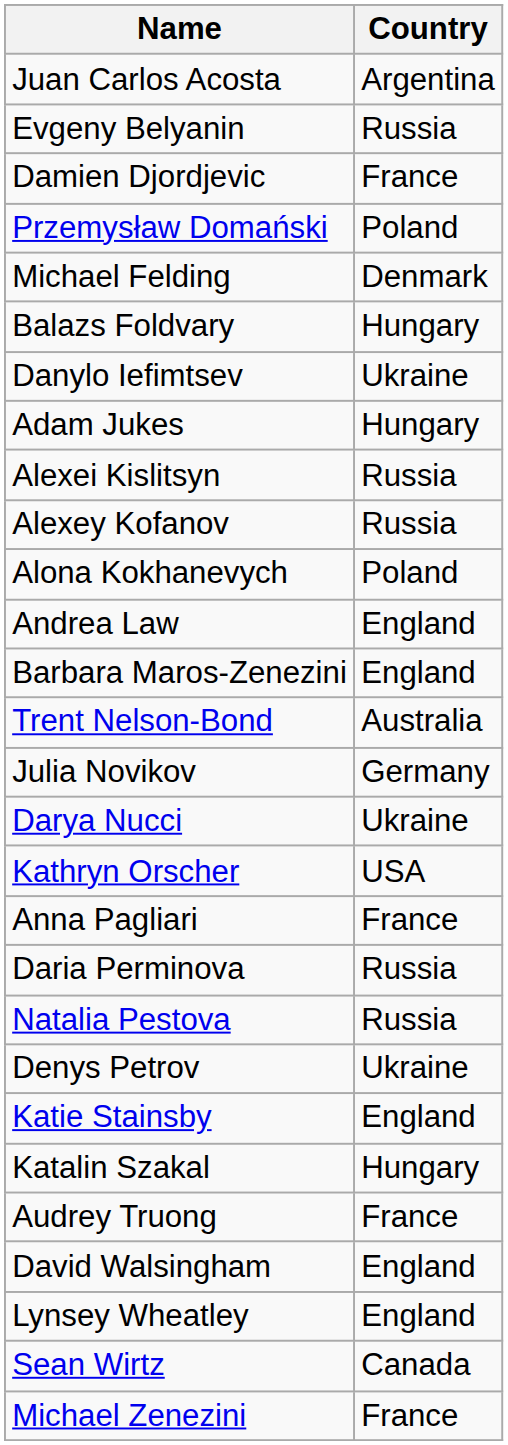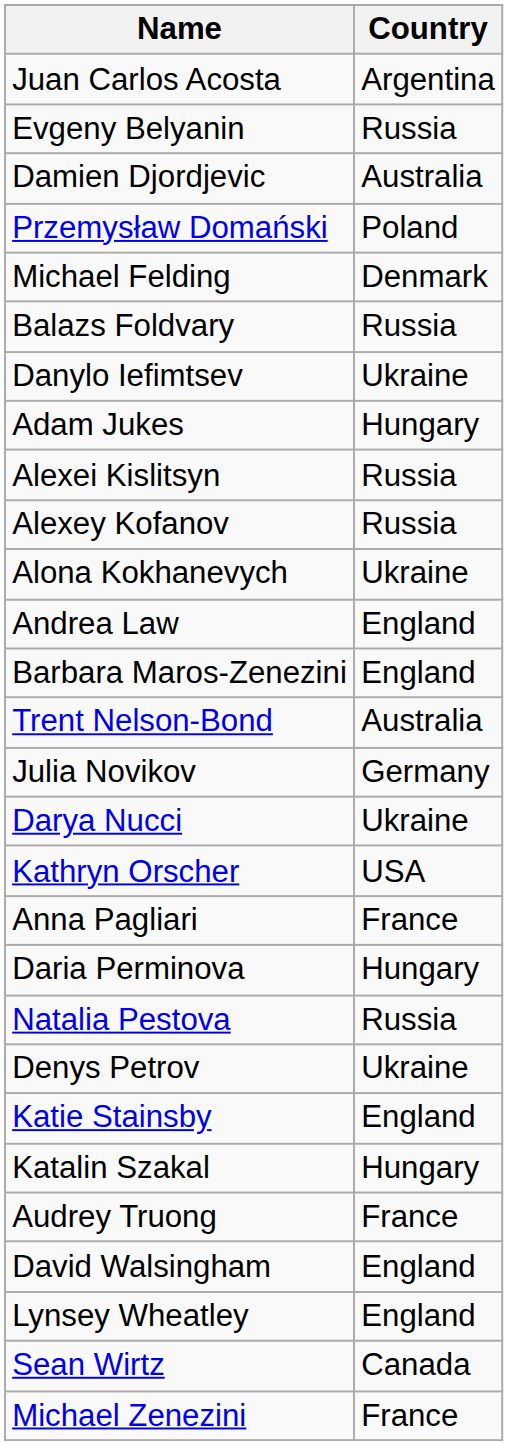(410, 177) France -> (422, 177) Australia
(420, 326) Hungary -> (409, 326) Russia
(410, 573) Poland -> (415, 573) Ukraine
(409, 969) Russia -> (420, 969) Hungary
